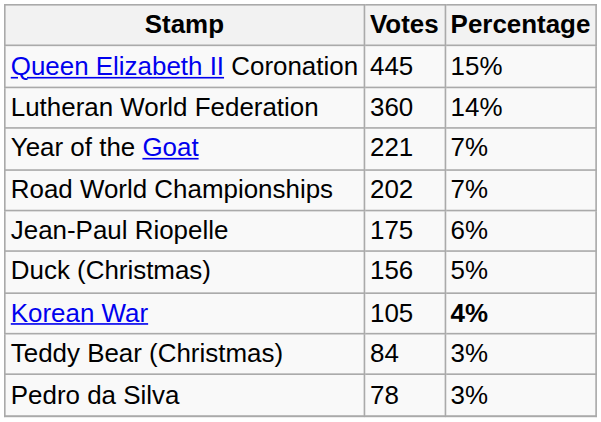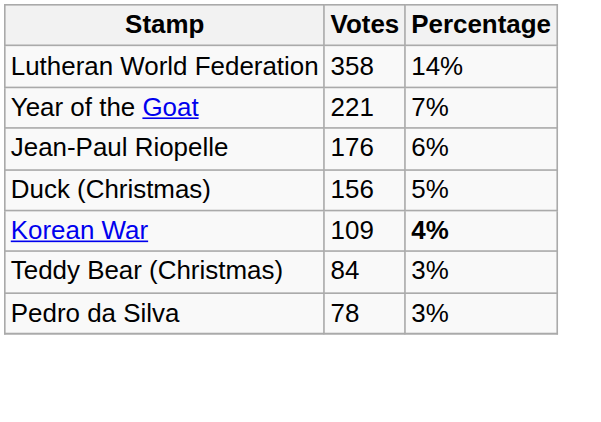- row: (184, 66)
(392, 107) 360 -> (352, 66) 358
- row: (172, 189)
(392, 230) 175 -> (352, 148) 176
(392, 312) 105 -> (352, 230) 109
